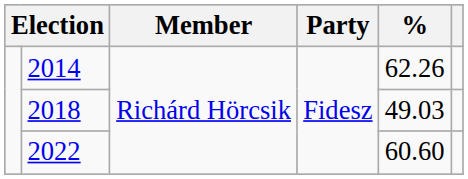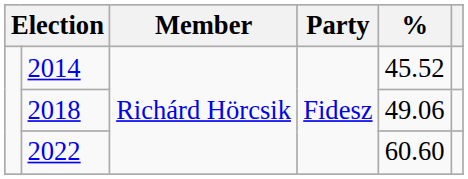(415, 67) 62.26 -> (415, 67) 45.52
(415, 109) 49.03 -> (415, 109) 49.06
